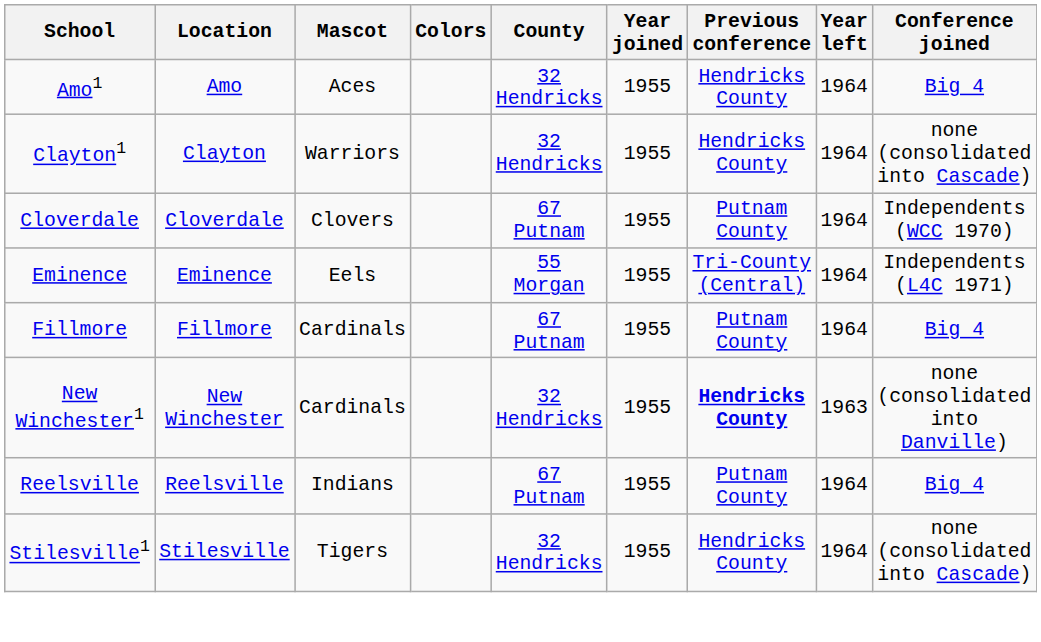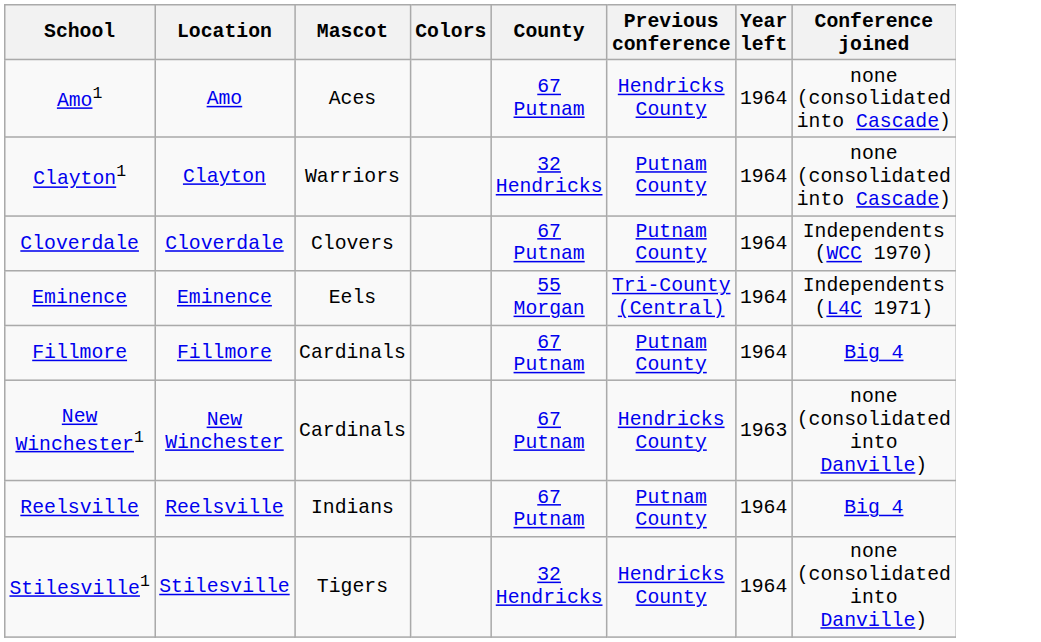- column: (647, 32)
(549, 87) 32 Hendricks -> (549, 99) 67 Putnam
(954, 87) Big 4 -> (874, 99) none (consolidated into Cascade)
(752, 154) Hendricks County -> (671, 176) Putnam County
(549, 408) 32 Hendricks -> (549, 431) 67 Putnam
(752, 408) bold -> (671, 431) normal
(954, 552) none (consolidated into Cascade) -> (874, 586) none (consolidated into Danville)
